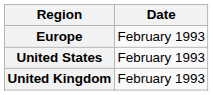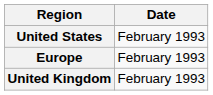rows swapped: (59, 57) <-> (59, 36)
